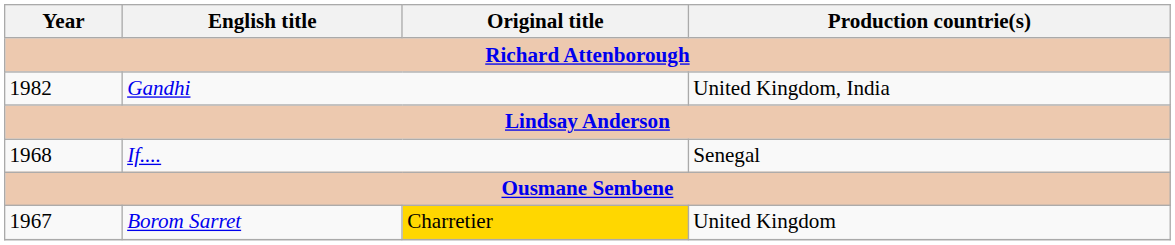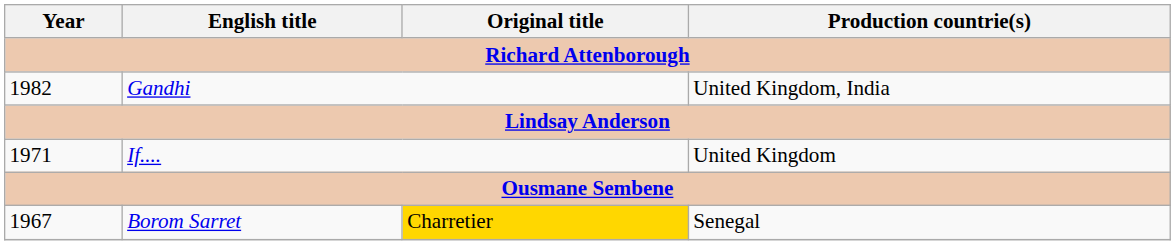(31, 155) 1968 -> (31, 155) 1971
(727, 155) Senegal -> (765, 155) United Kingdom
(765, 222) United Kingdom -> (727, 222) Senegal
